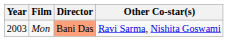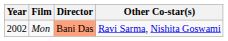(17, 28) 2003 -> (17, 28) 2002
